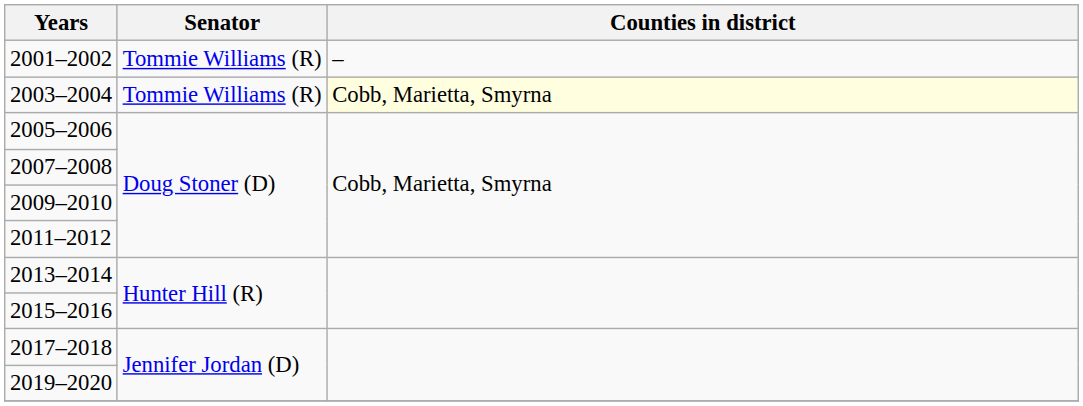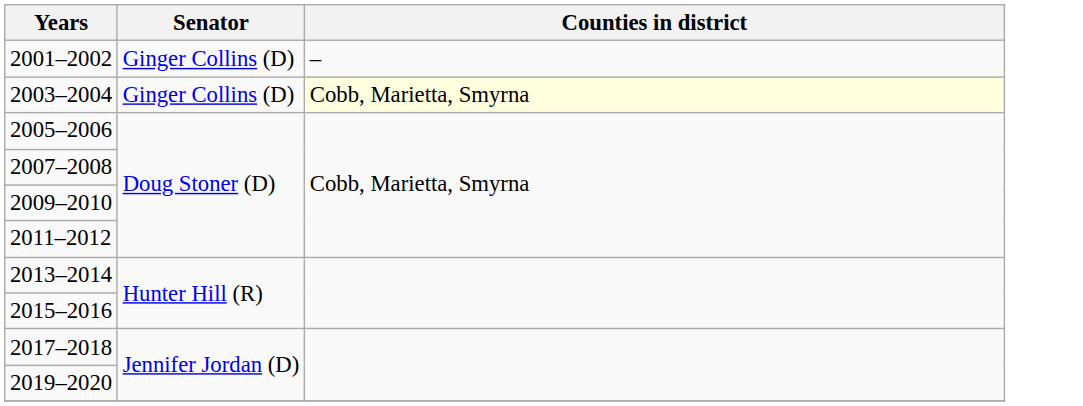(222, 58) Tommie Williams (R) -> (208, 58) Ginger Collins (D)
(222, 94) Tommie Williams (R) -> (208, 94) Ginger Collins (D)
